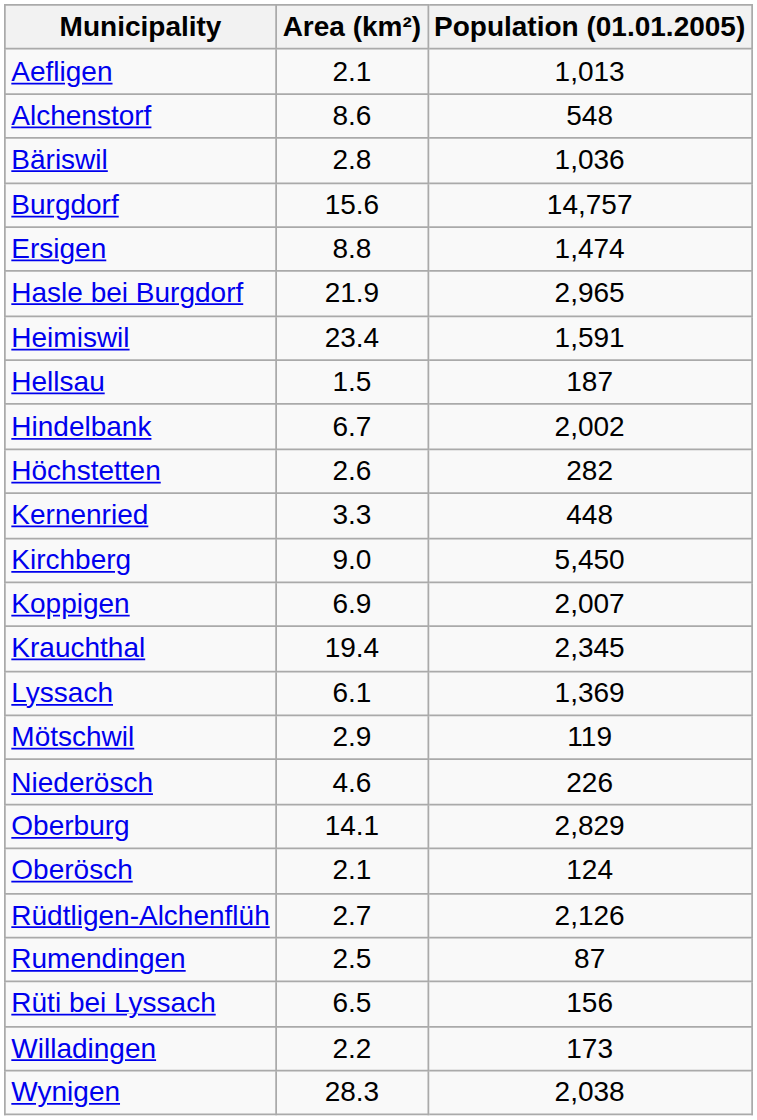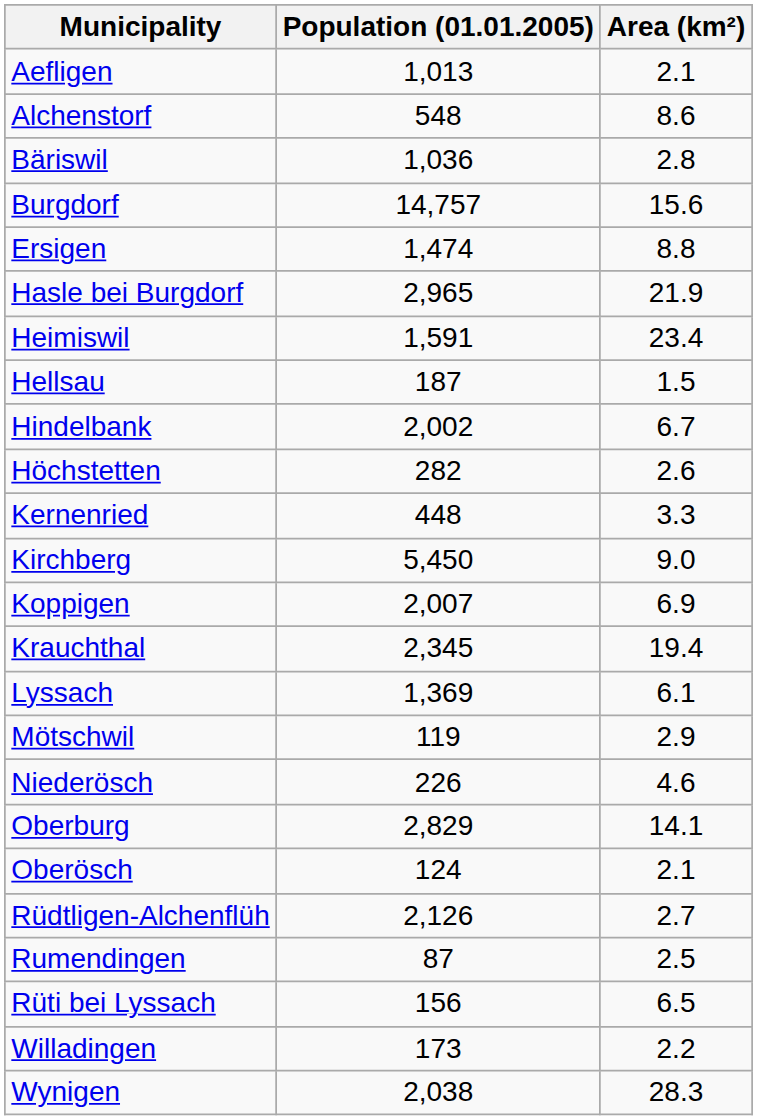columns swapped: (590, 26) <-> (352, 26)
